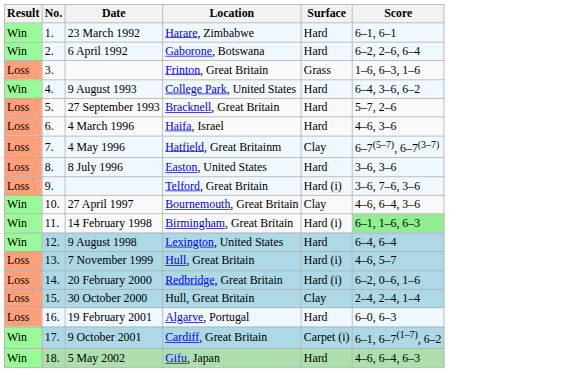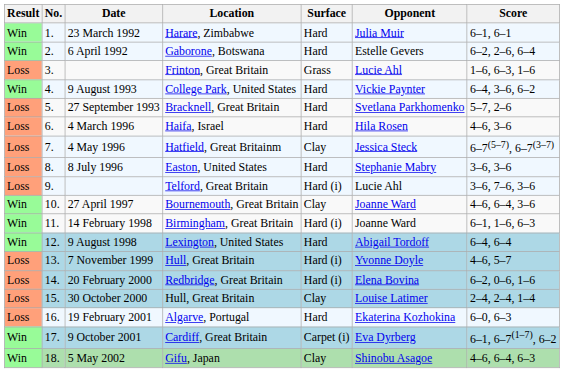+ column: (410, 13)
(388, 223) lightgreen background -> (503, 223) no background
(316, 358) Hard -> (315, 358) Clay
